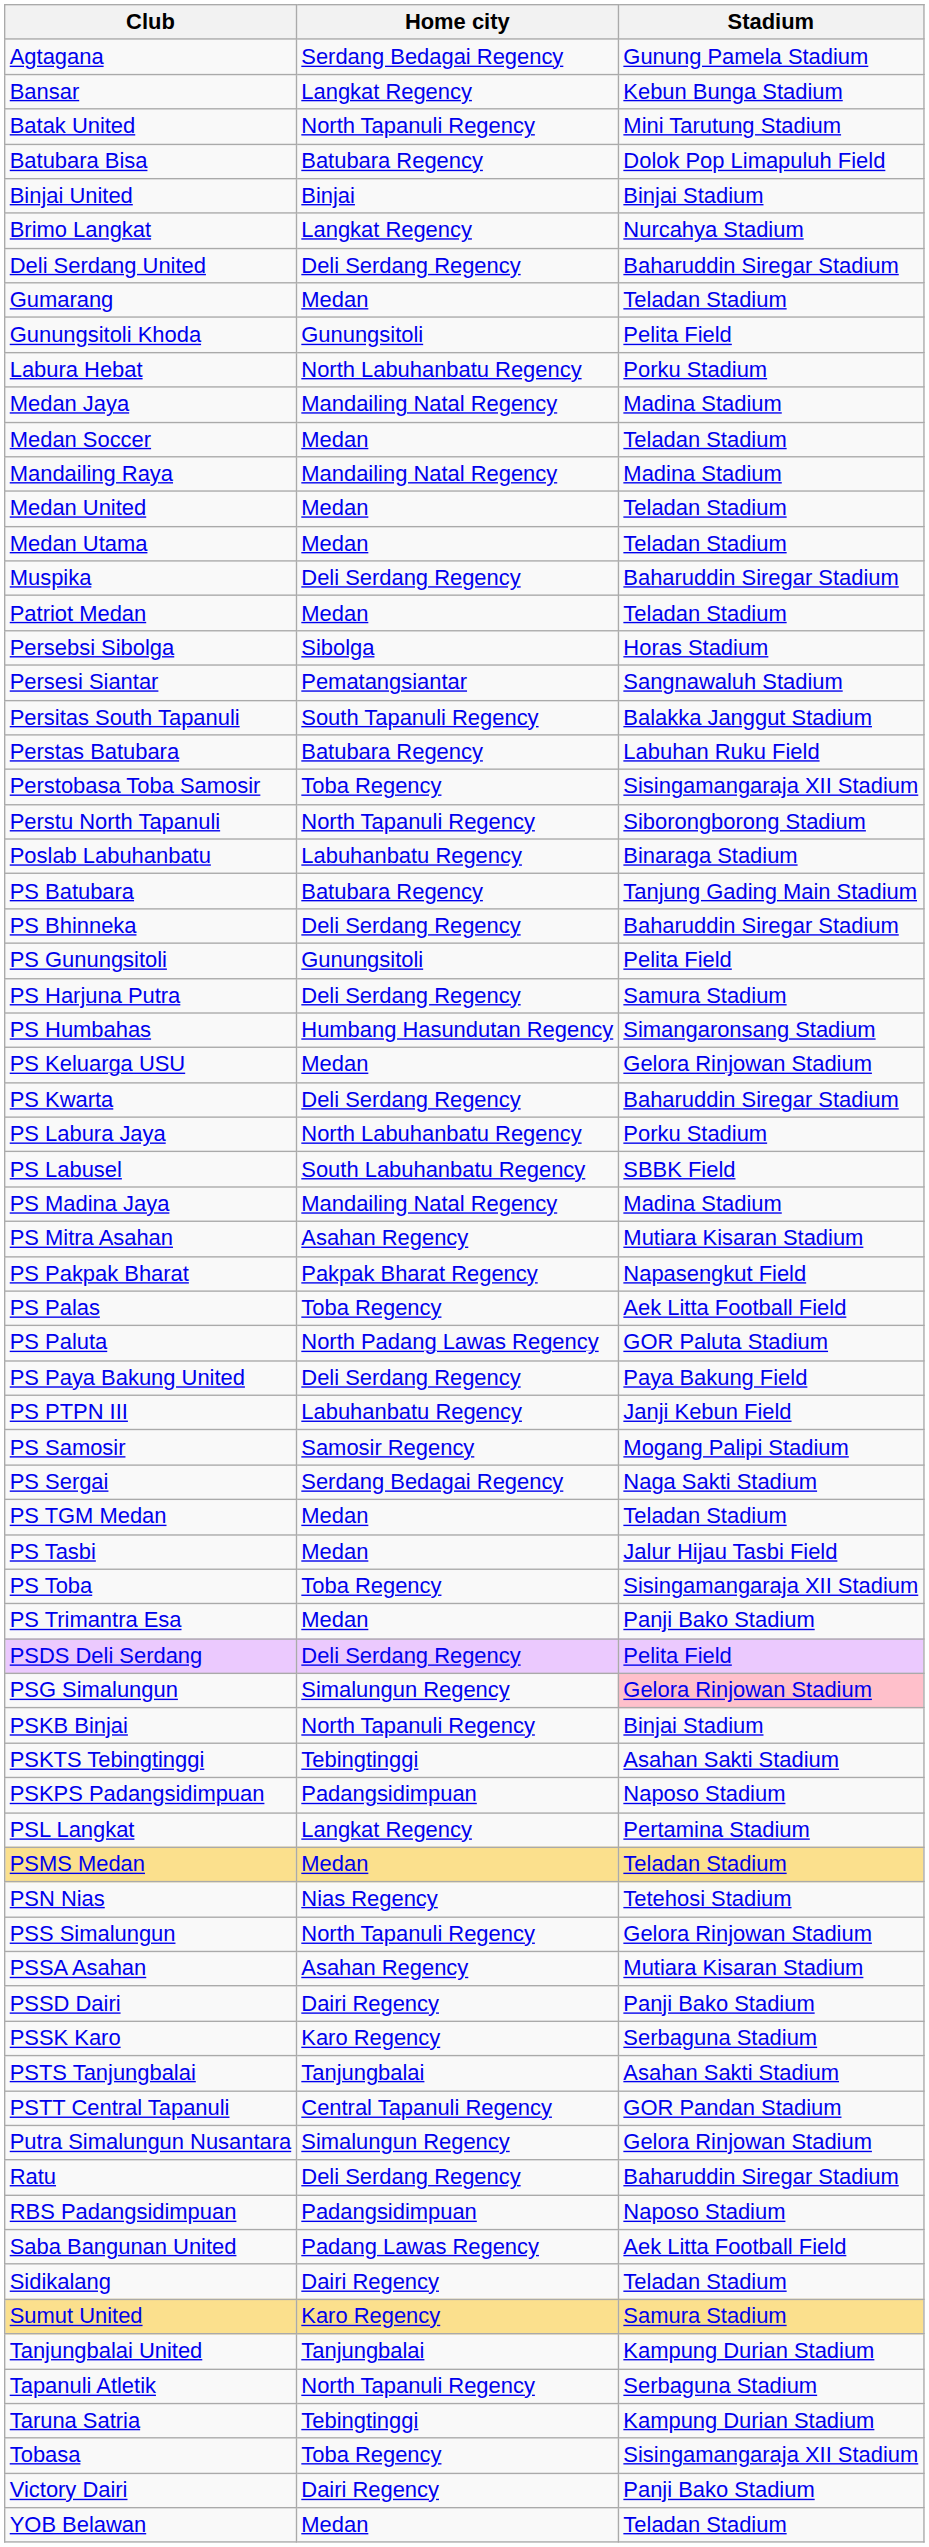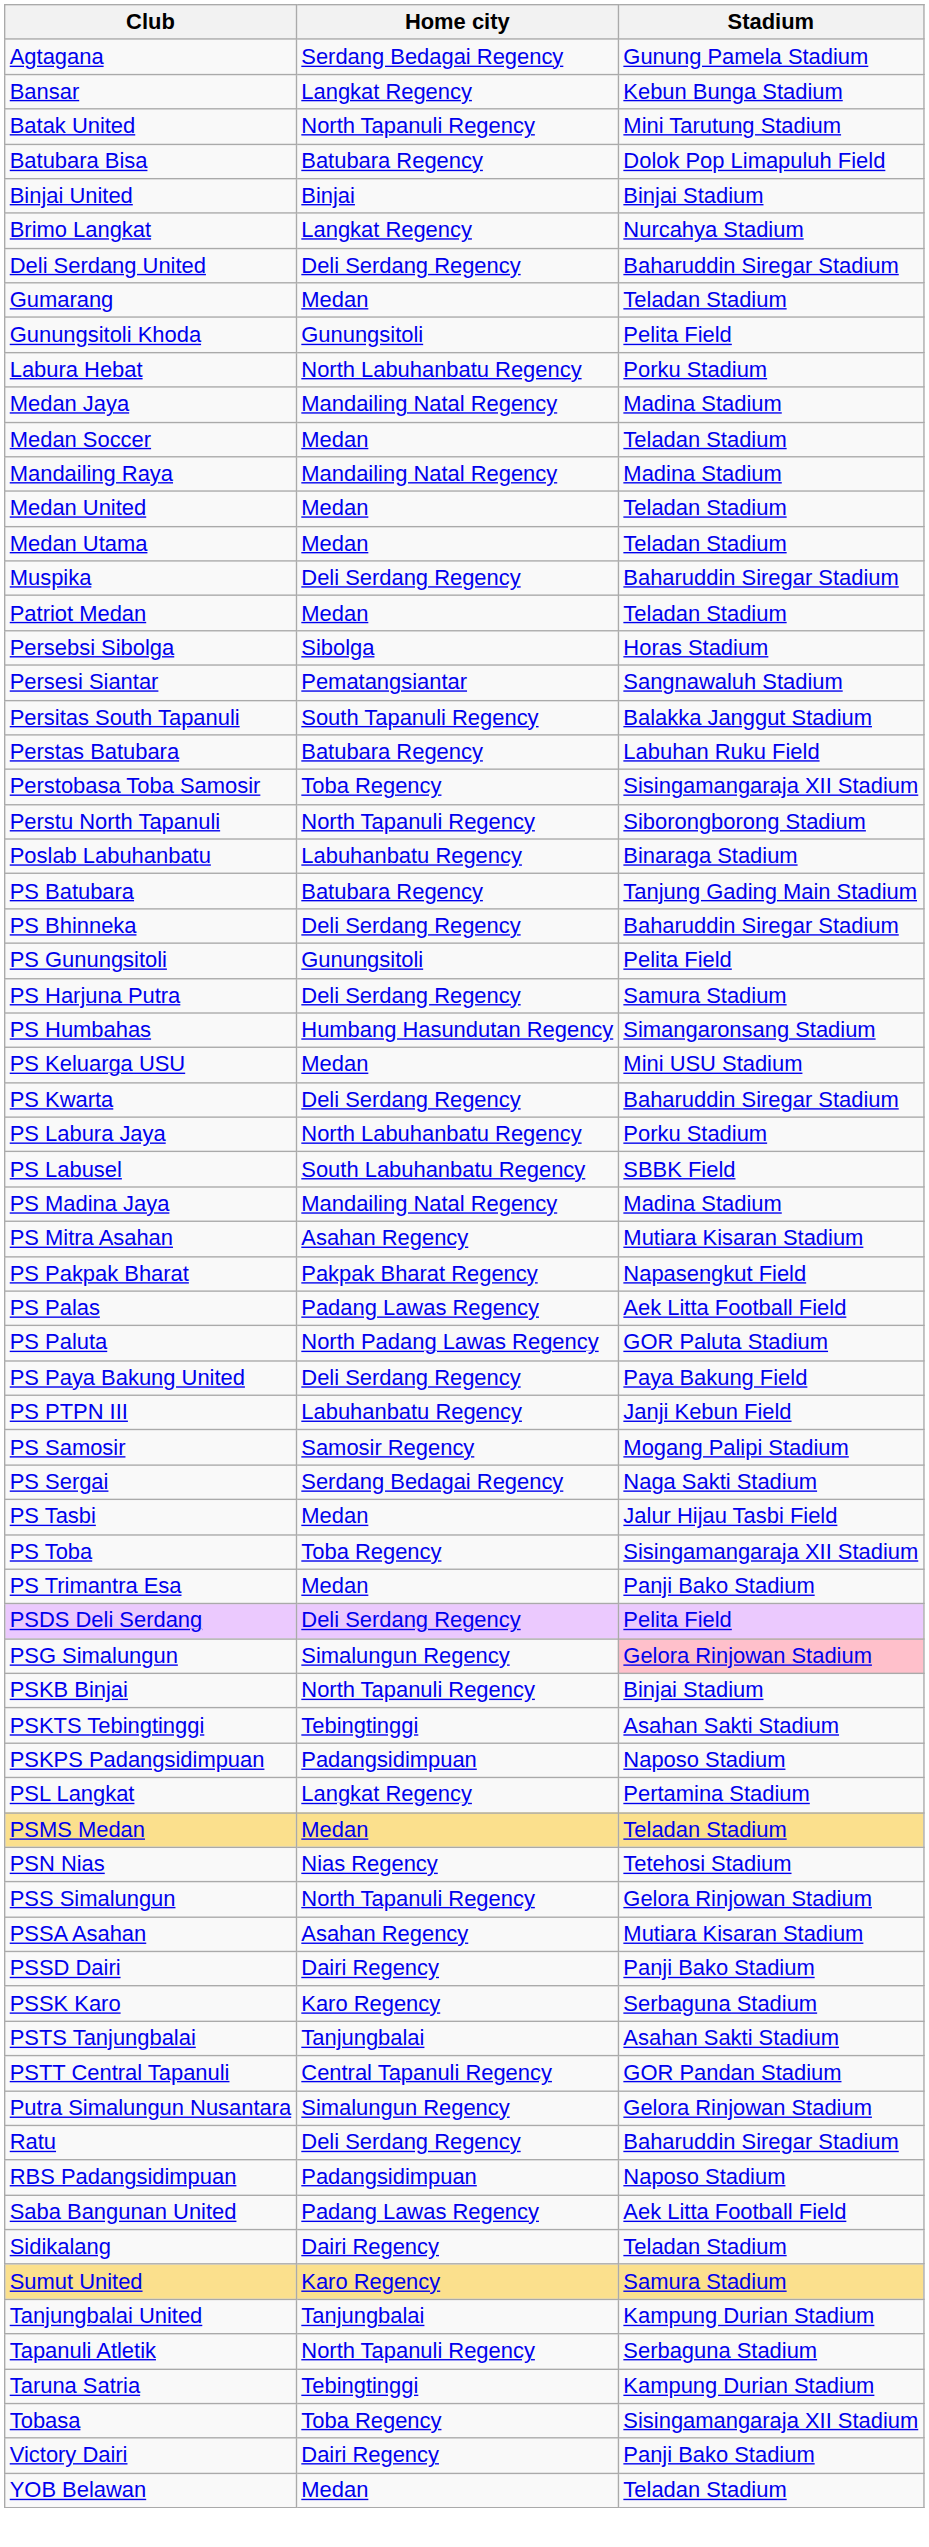(748, 1064) Gelora Rinjowan Stadium -> (713, 1064) Mini USU Stadium
(371, 1308) Toba Regency -> (420, 1308) Padang Lawas Regency
- row: (88, 1516)
